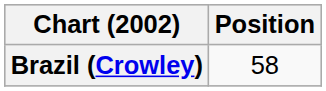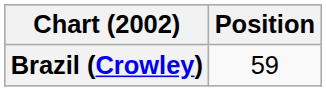(265, 65) 58 -> (265, 65) 59
